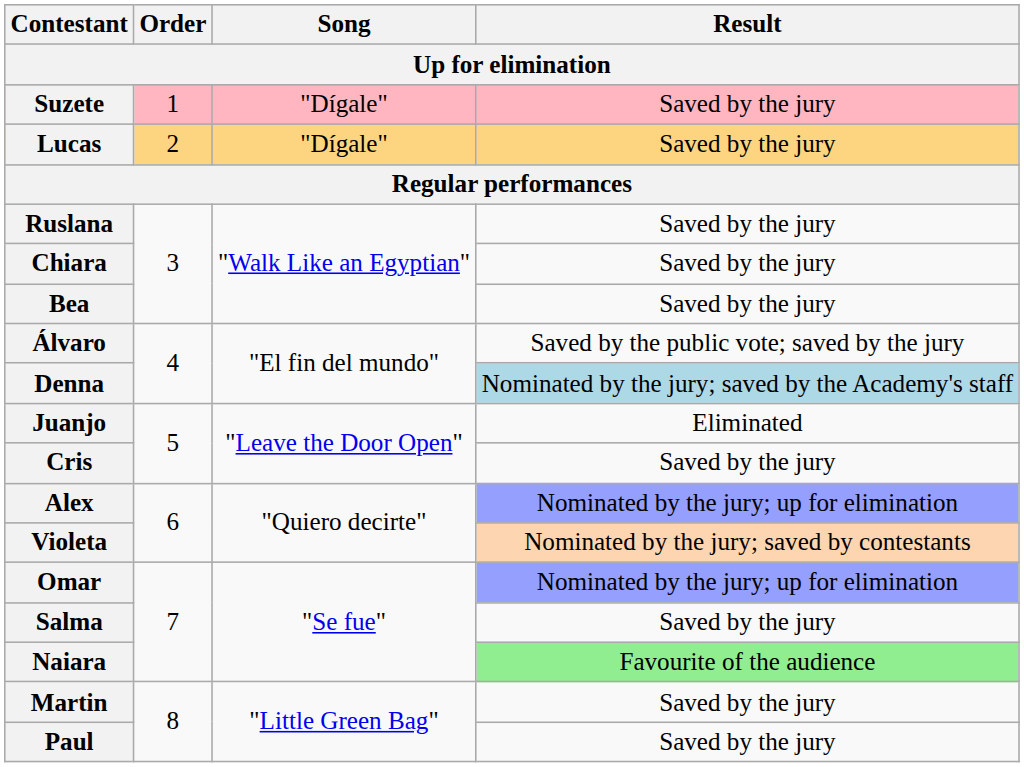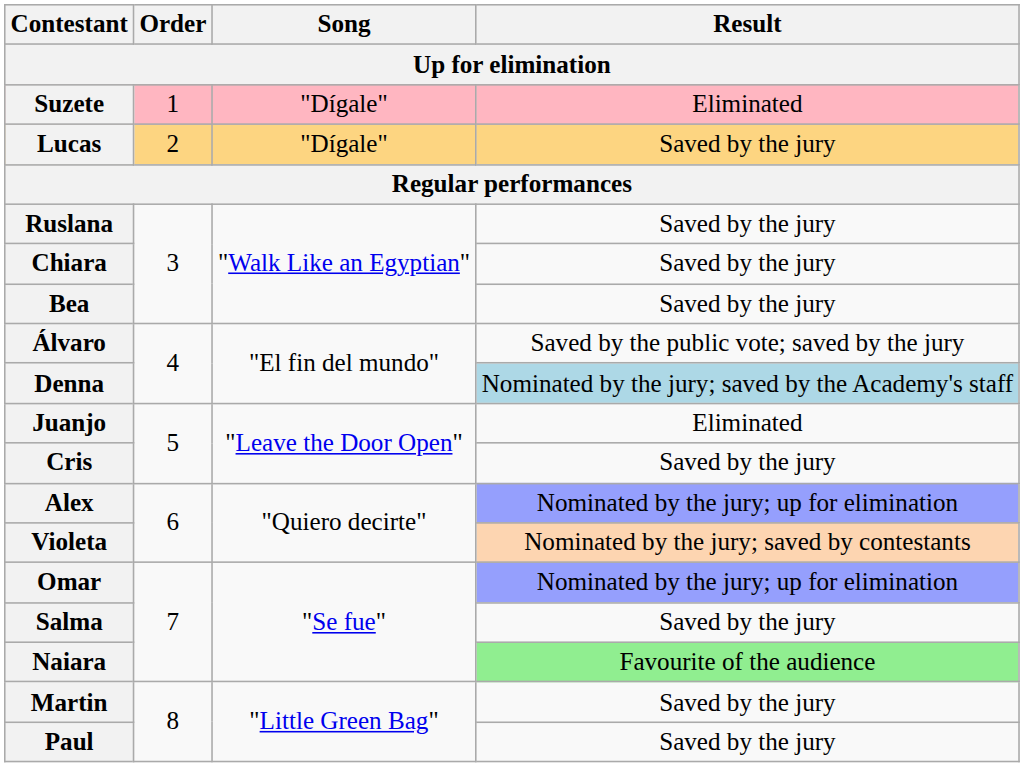(747, 104) Saved by the jury -> (747, 104) Eliminated
